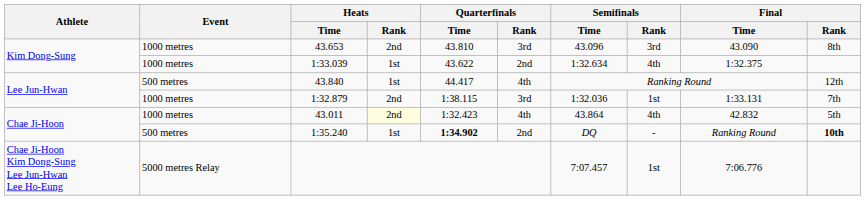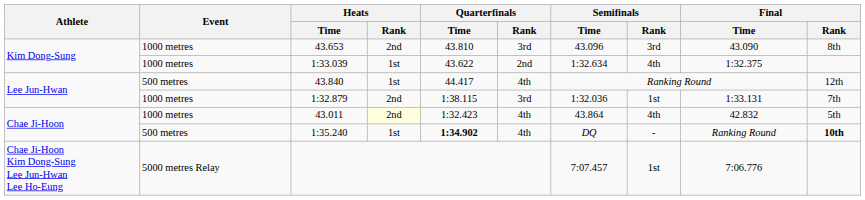(524, 133) 2nd -> (524, 133) 4th
